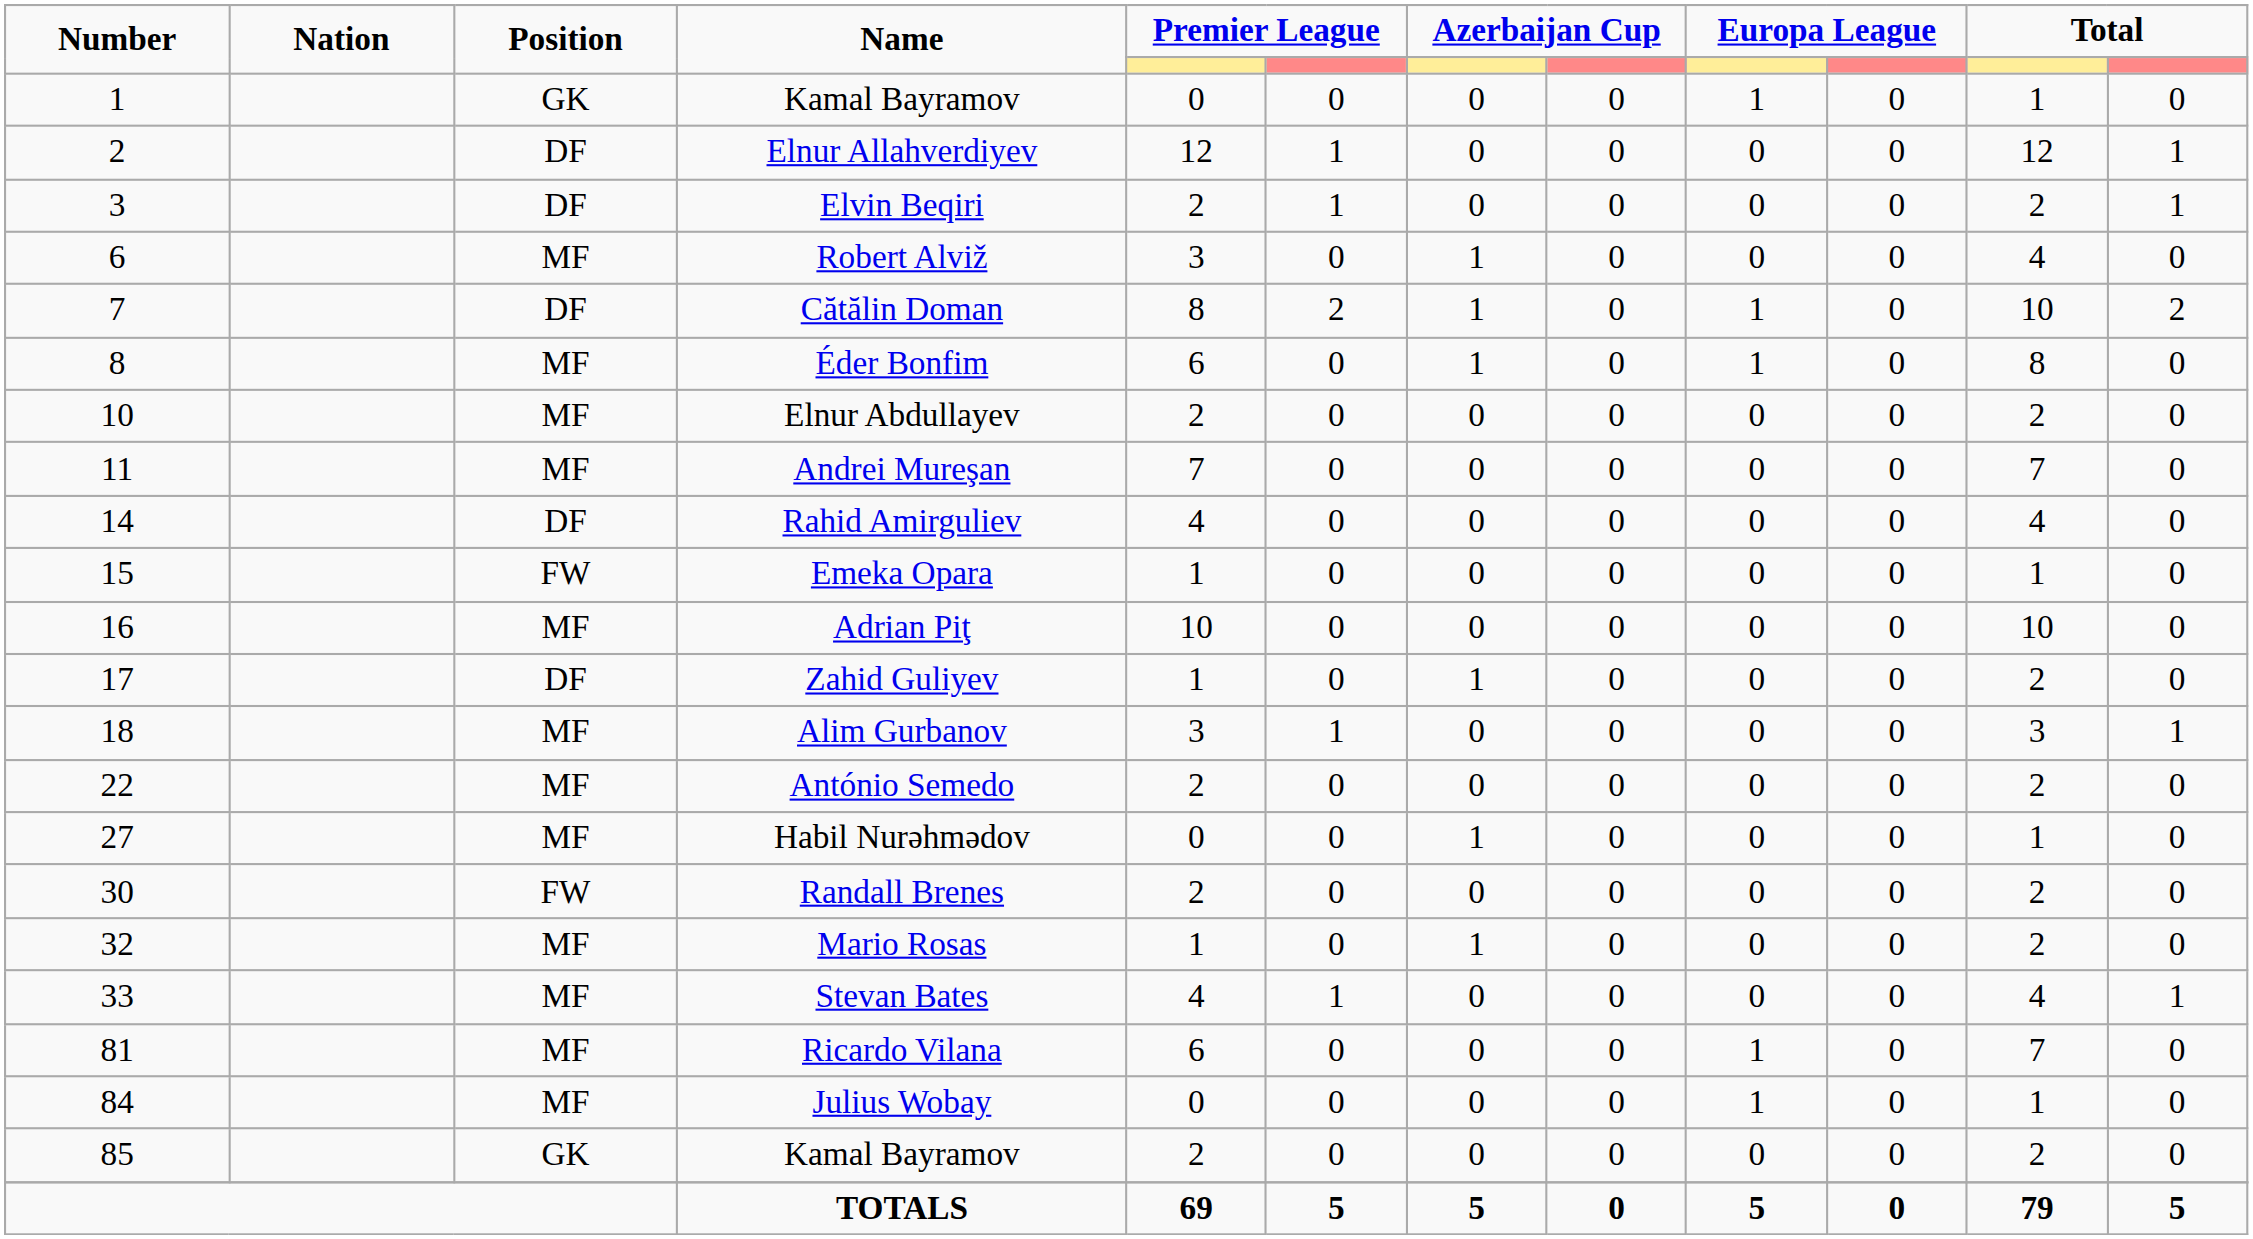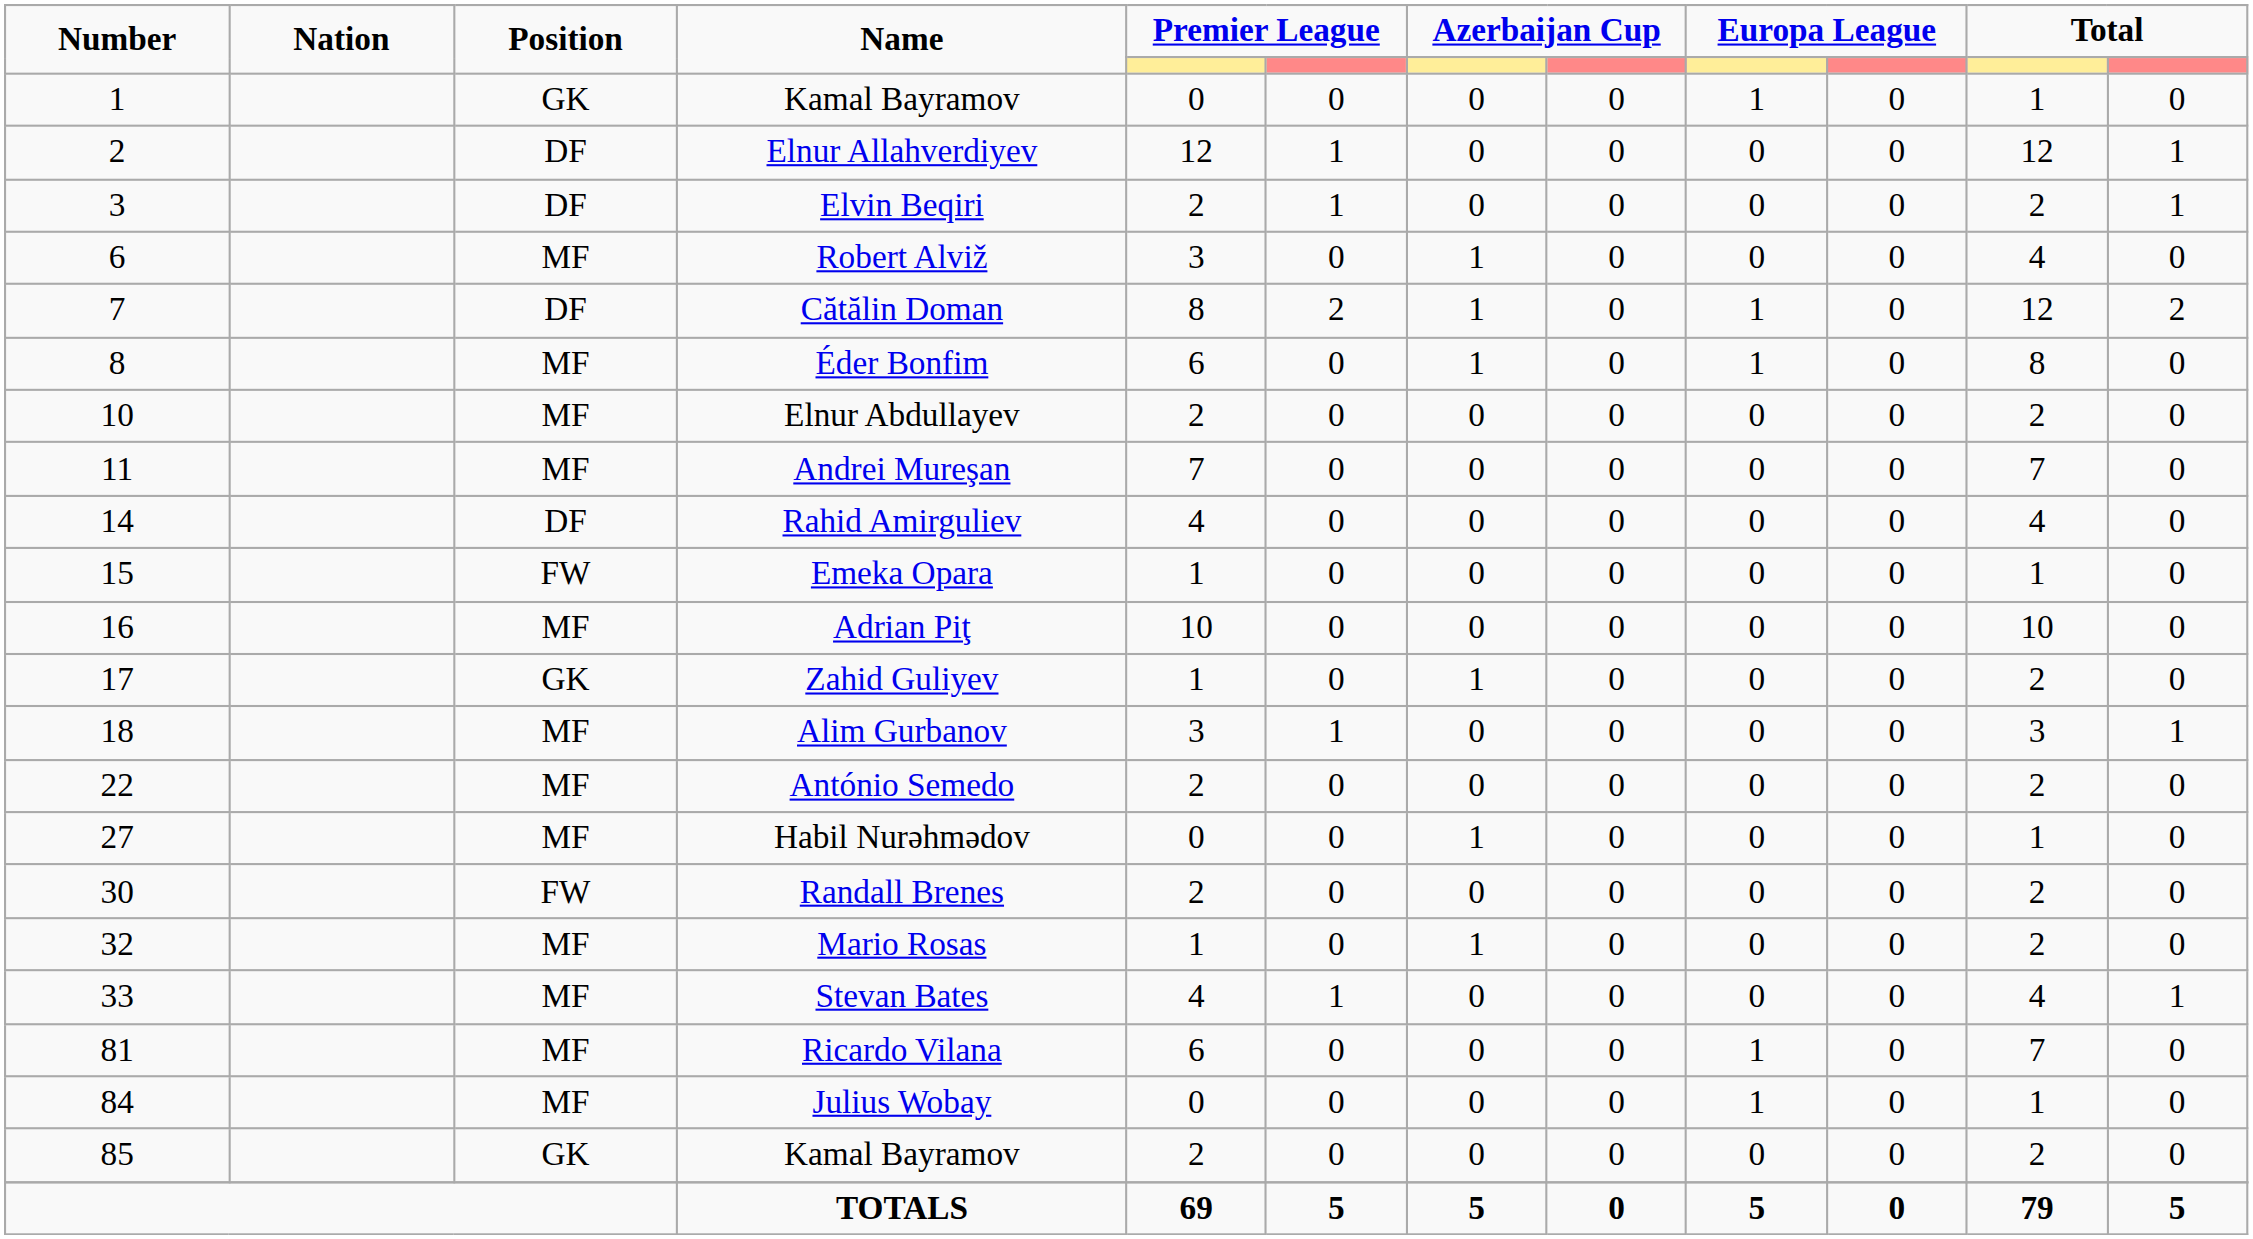(2037, 310) 10 -> (2037, 310) 12
(566, 679) DF -> (566, 679) GK
